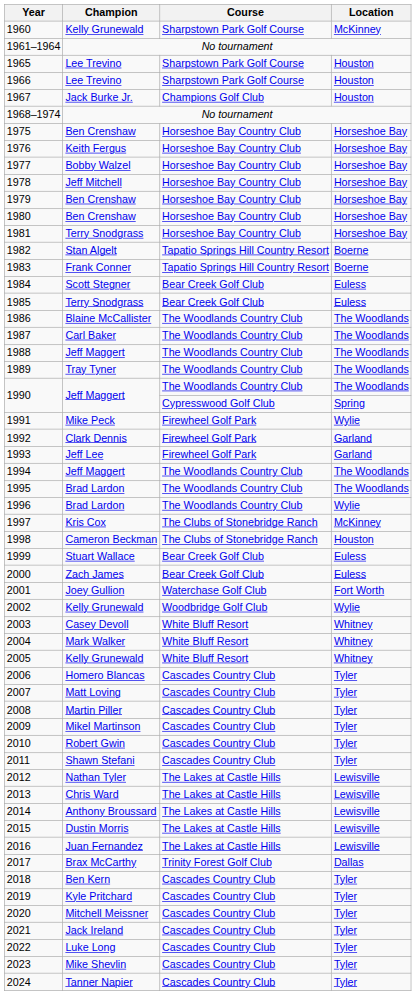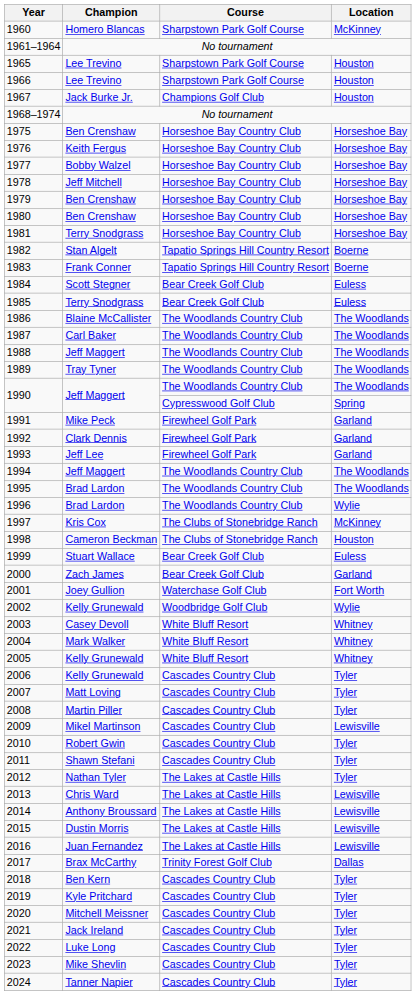(104, 30) Kelly Grunewald -> (105, 30) Homero Blancas
(347, 421) Wylie -> (353, 421) Garland
(350, 574) Euless -> (353, 574) Garland
(105, 676) Homero Blancas -> (104, 676) Kelly Grunewald
(345, 727) Tyler -> (357, 727) Lewisville
(357, 778) Lewisville -> (345, 778) Tyler
